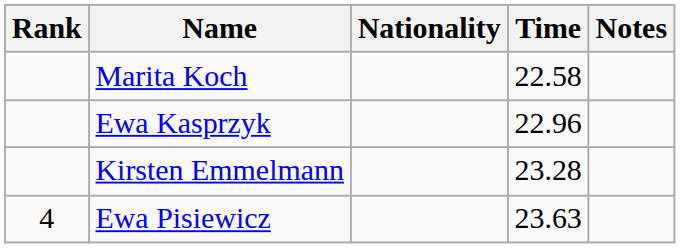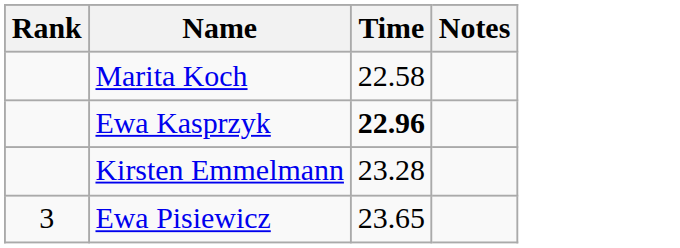- column: (429, 28)
(548, 123) normal -> (391, 123) bold
(47, 218) 4 -> (47, 218) 3
(548, 218) 23.63 -> (391, 218) 23.65
